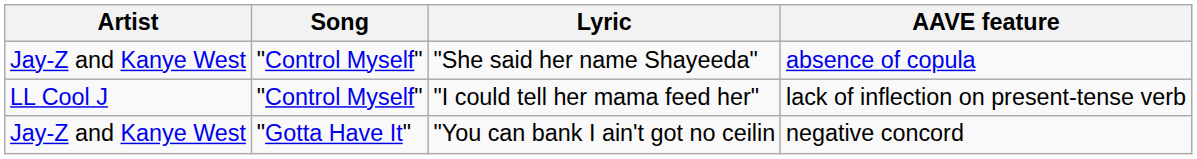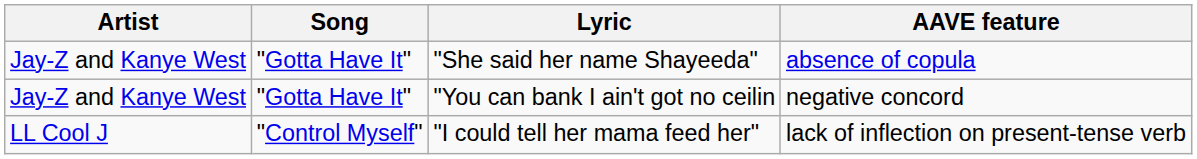(340, 60) "Control Myself" -> (334, 60) "Gotta Have It"
rows swapped: (596, 97) <-> (604, 134)
